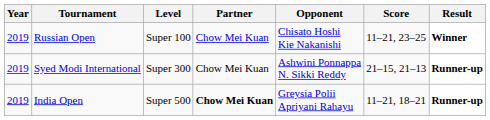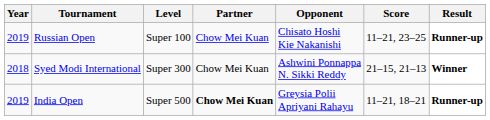(449, 38) Winner -> (457, 38) Runner-up
(18, 69) 2019 -> (18, 69) 2018
(457, 69) Runner-up -> (449, 69) Winner
